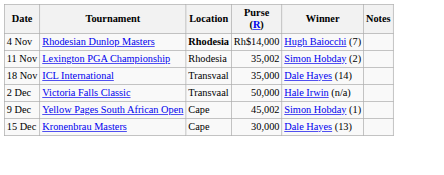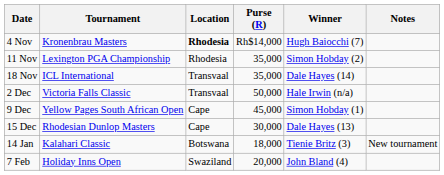(98, 42) Rhodesian Dunlop Masters -> (85, 42) Kronenbrau Masters
(265, 59) 35,002 -> (268, 59) 35,000
(265, 110) 45,002 -> (268, 110) 45,000
(85, 127) Kronenbrau Masters -> (98, 127) Rhodesian Dunlop Masters
+ row: (20, 144)
+ row: (18, 161)
